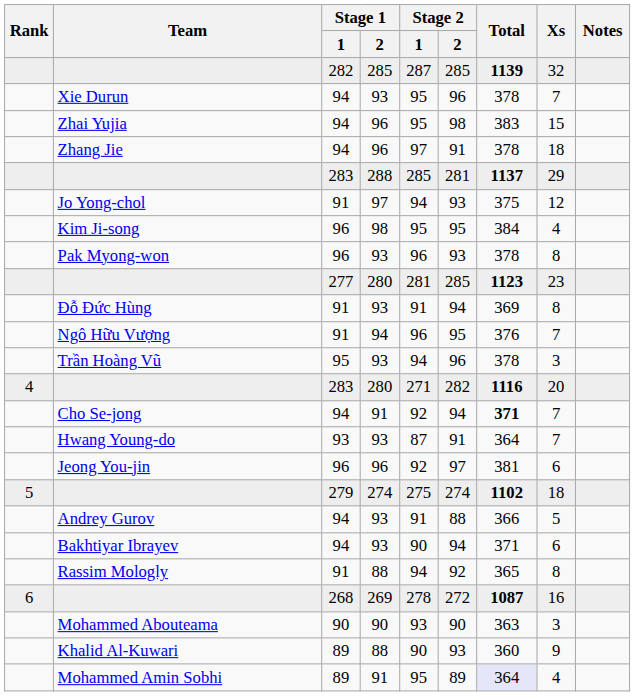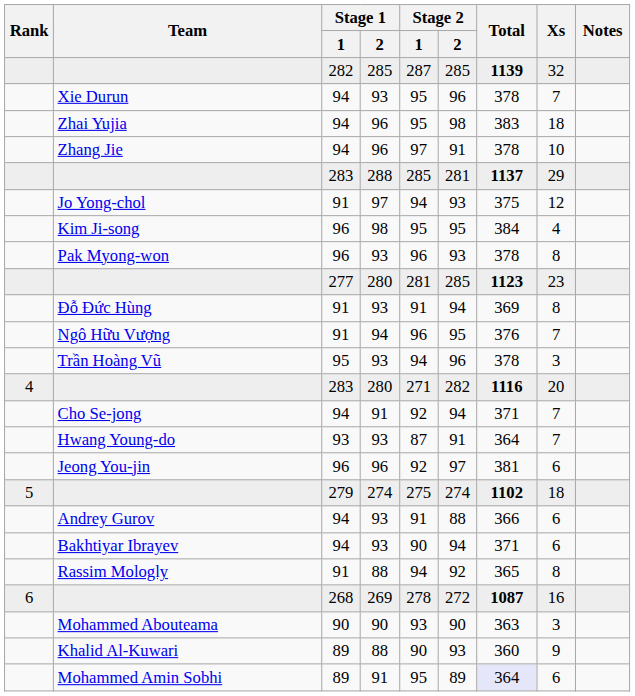(556, 123) 15 -> (556, 123) 18
(556, 149) 18 -> (556, 149) 10
(507, 413) bold -> (507, 413) normal
(556, 519) 5 -> (556, 519) 6
(556, 677) 4 -> (556, 677) 6
